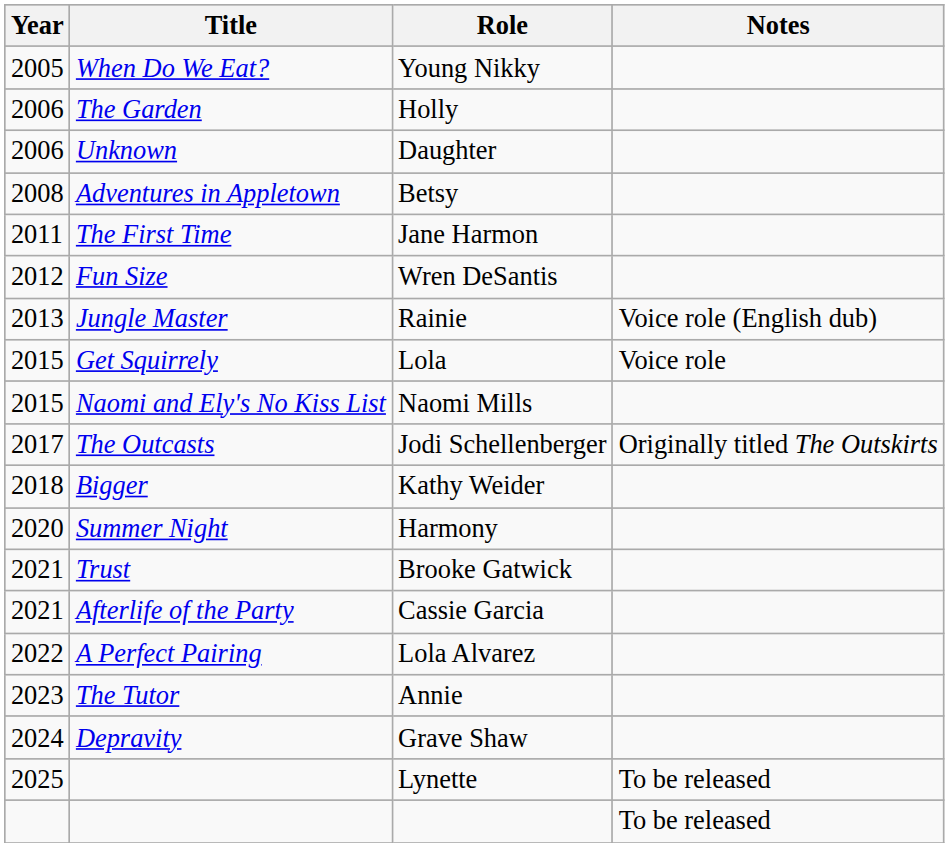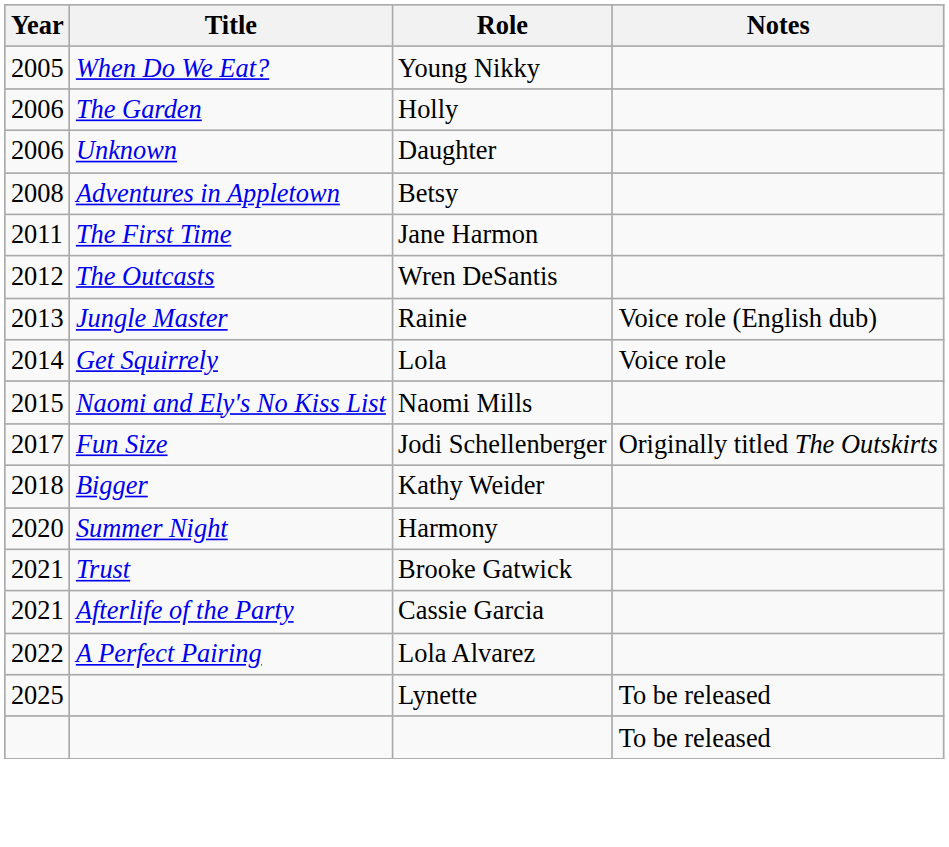(122, 276) Fun Size -> (145, 276) The Outcasts
(37, 360) 2015 -> (37, 360) 2014
(145, 444) The Outcasts -> (122, 444) Fun Size
- row: (430, 695)
- row: (463, 737)
